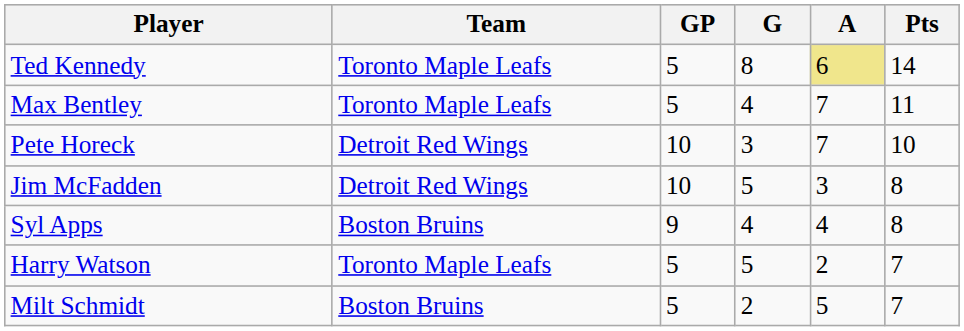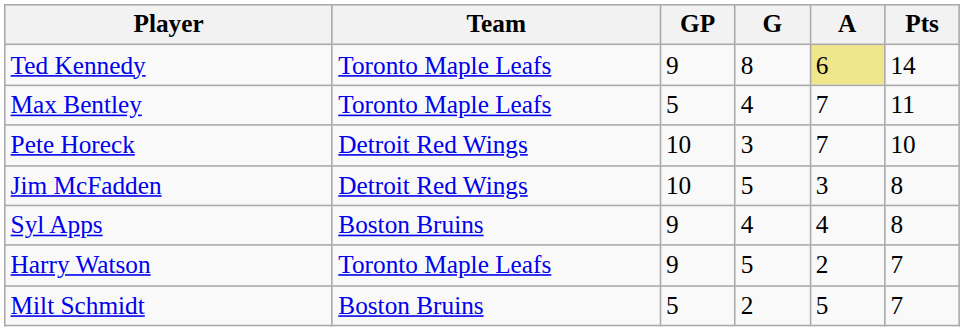(672, 64) 5 -> (672, 64) 9
(672, 265) 5 -> (672, 265) 9
